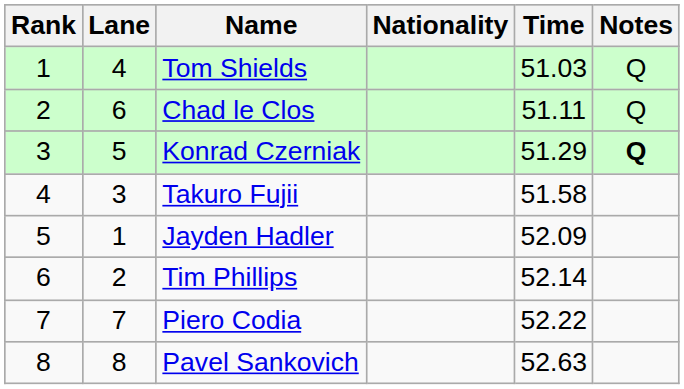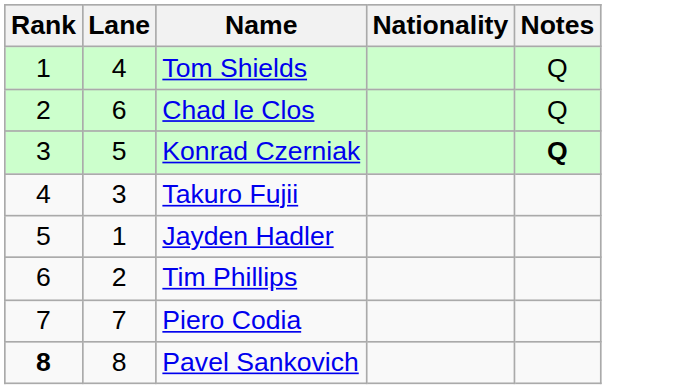- column: (554, 25)
(43, 362) normal -> (43, 362) bold
